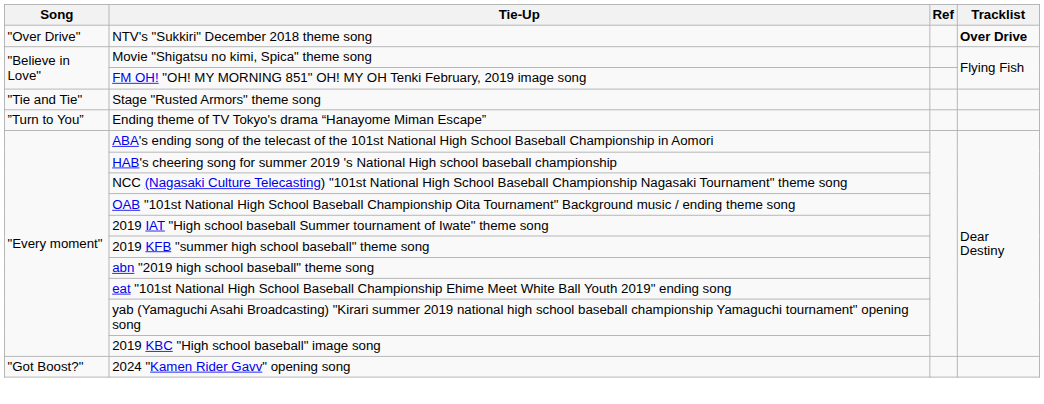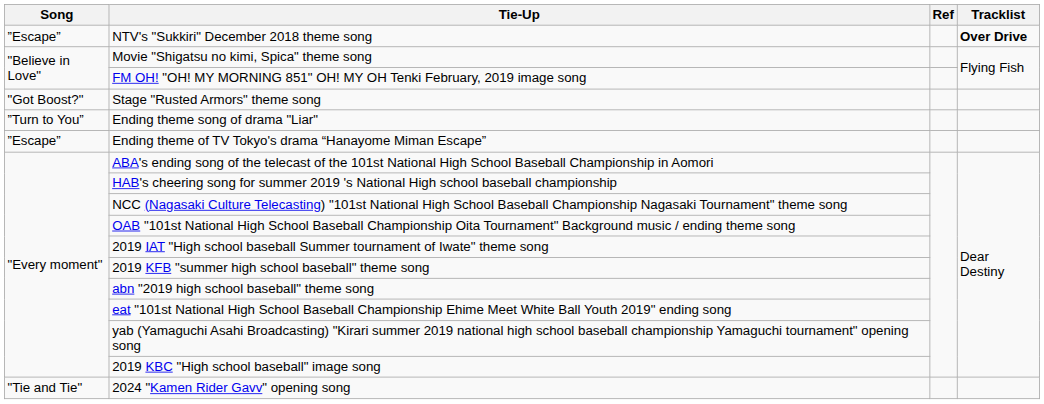(44, 36) "Over Drive" -> (34, 36) ”Escape”
(45, 99) "Tie and Tie" -> (45, 99) "Got Boost?"
+ row: (215, 120)
(46, 120) ”Turn to You” -> (34, 141) ”Escape”
(45, 366) "Got Boost?" -> (45, 388) "Tie and Tie"
